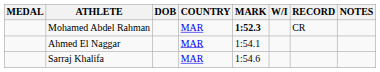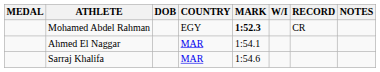(192, 28) MAR -> (191, 28) EGY
